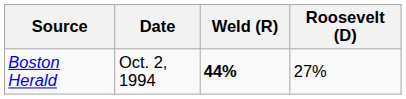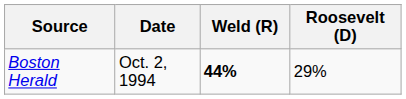(310, 71) 27% -> (310, 71) 29%
